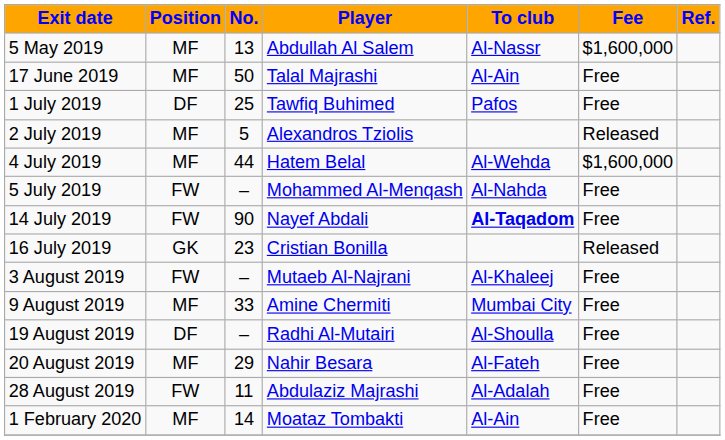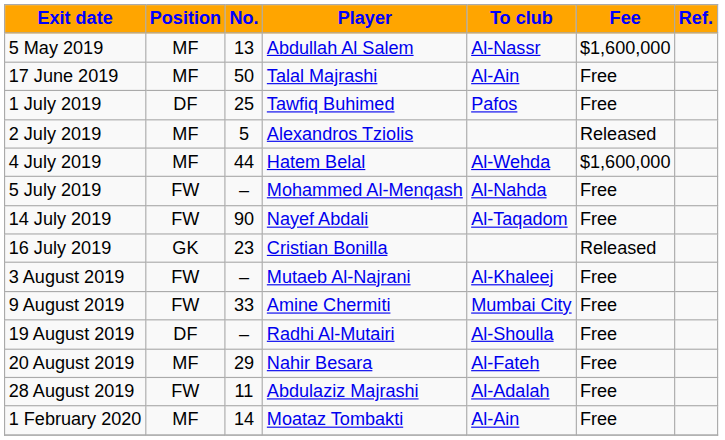(523, 219) bold -> (519, 219) normal
(185, 305) MF -> (185, 305) FW
